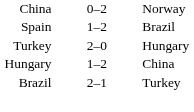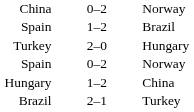+ row: (36, 63)
